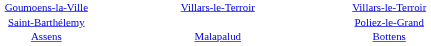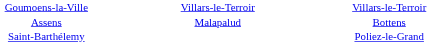rows swapped: (46, 22) <-> (46, 37)
